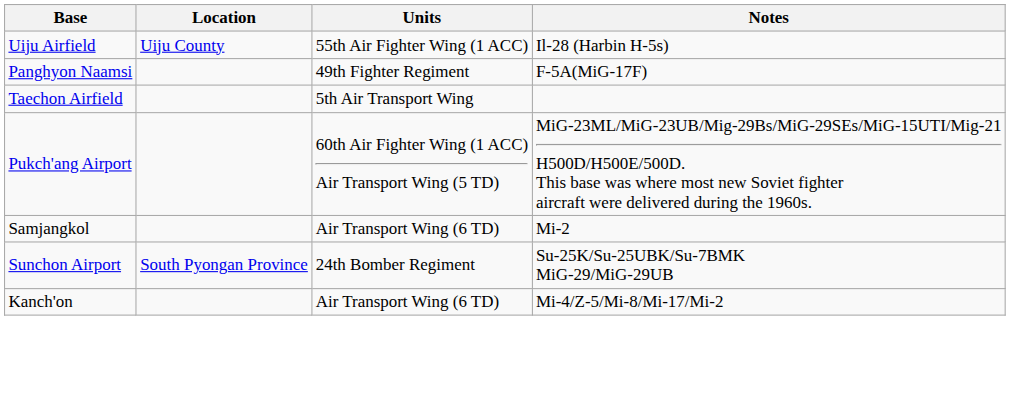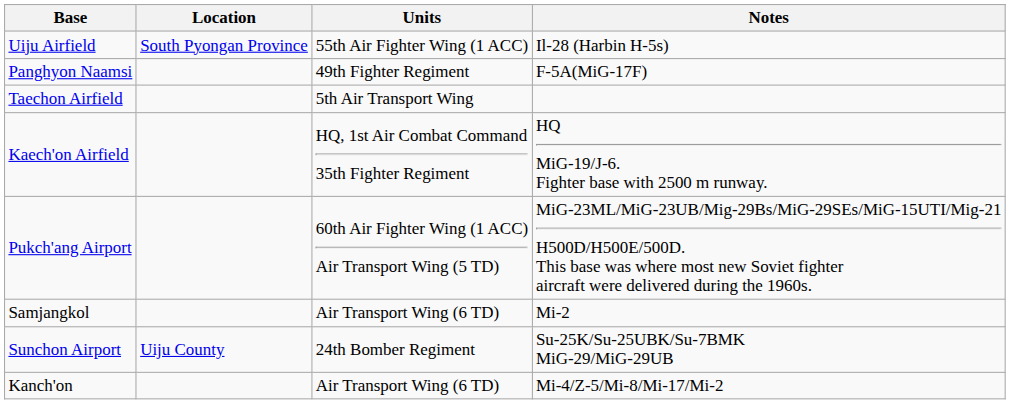(182, 44) Uiju County -> (224, 44) South Pyongan Province
+ row: (69, 154)
(224, 265) South Pyongan Province -> (182, 349) Uiju County
